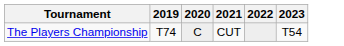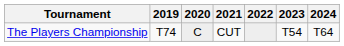+ column: (323, 14)
